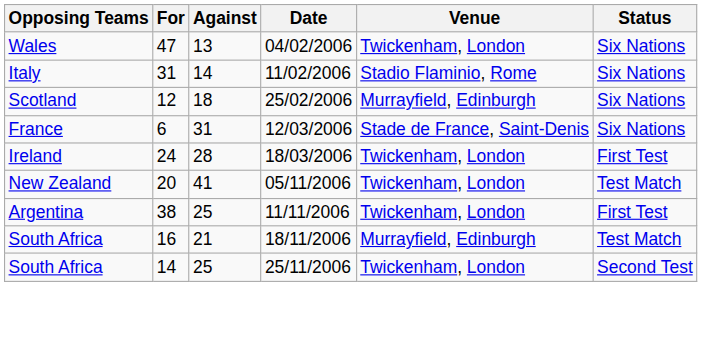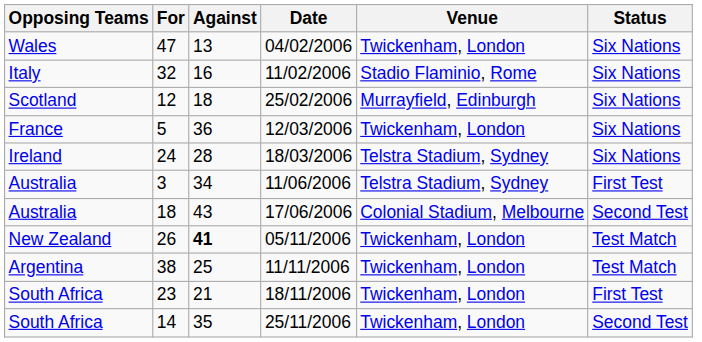(166, 73) 31 -> (166, 73) 32
(203, 73) 14 -> (203, 73) 16
(162, 128) 6 -> (162, 128) 5
(203, 128) 31 -> (203, 128) 36
(475, 128) Stade de France, Saint-Denis -> (443, 128) Twickenham, London
(443, 156) Twickenham, London -> (454, 156) Telstra Stadium, Sydney
(632, 156) First Test -> (636, 156) Six Nations
+ row: (308, 184)
+ row: (309, 211)
(166, 184) 20 -> (166, 239) 26
(203, 184) normal -> (203, 239) bold
(632, 211) First Test -> (634, 267) Test Match
(166, 239) 16 -> (166, 294) 23
(448, 239) Murrayfield, Edinburgh -> (443, 294) Twickenham, London
(639, 239) Test Match -> (627, 294) First Test
(203, 267) 25 -> (203, 322) 35
